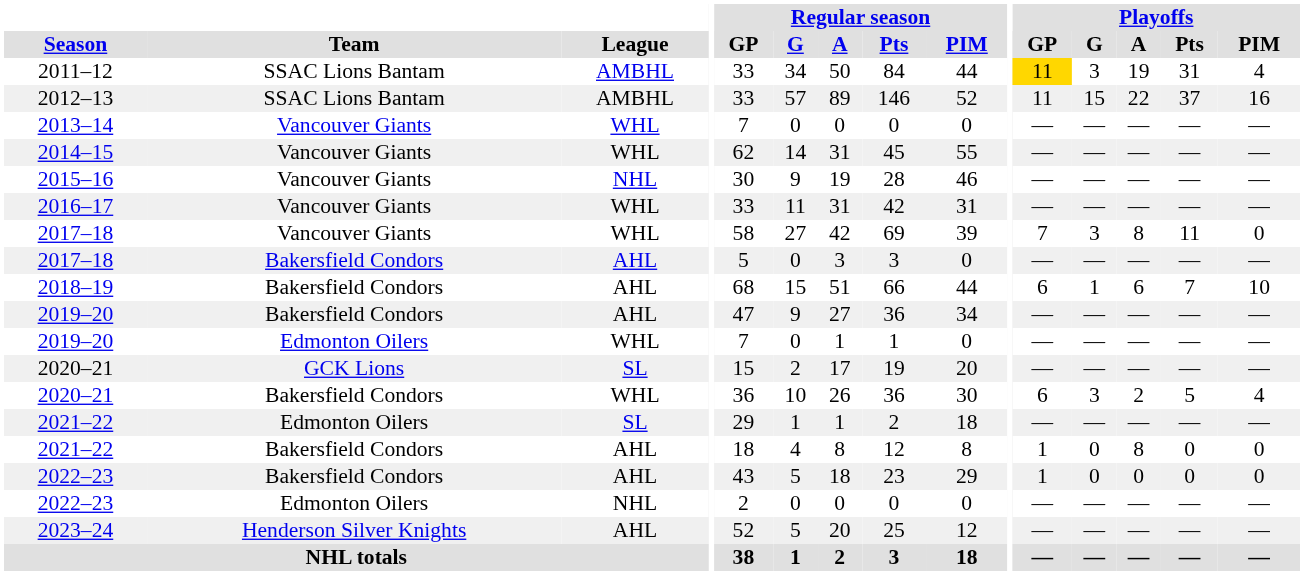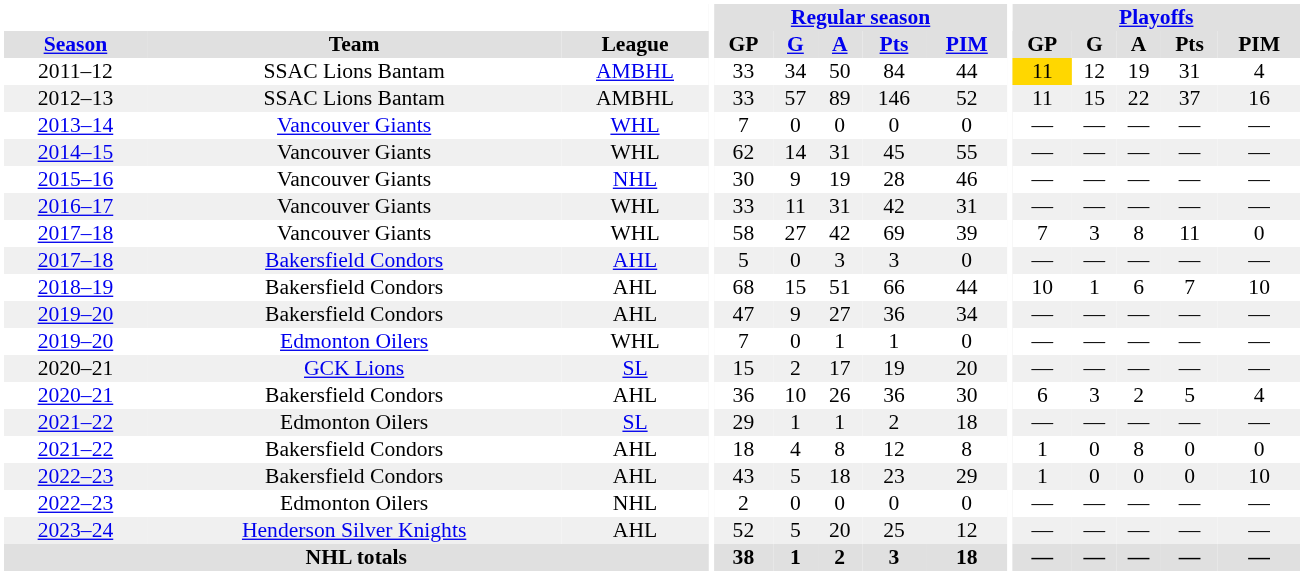(1094, 71) 3 -> (1094, 71) 12
(1042, 287) 6 -> (1042, 287) 10
(635, 395) WHL -> (635, 395) AHL
(1259, 476) 0 -> (1259, 476) 10
